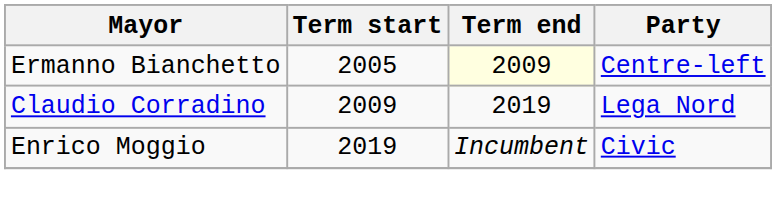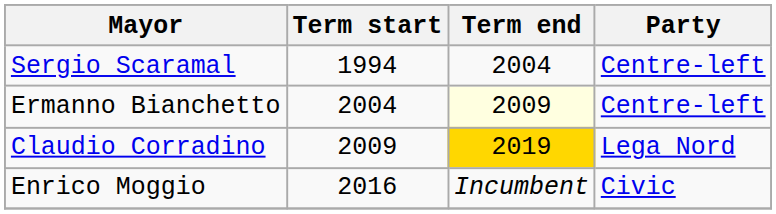+ row: (123, 66)
(367, 66) 2005 -> (367, 107) 2004
(521, 107) no background -> (521, 147) gold background
(367, 147) 2019 -> (367, 188) 2016
